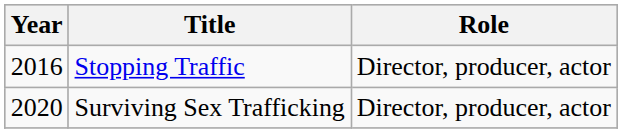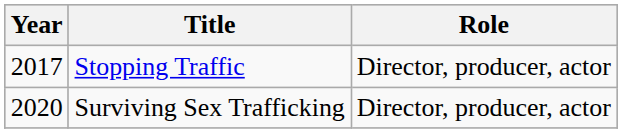(37, 66) 2016 -> (37, 66) 2017
